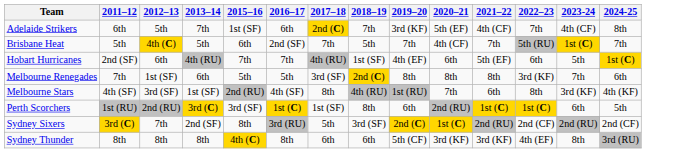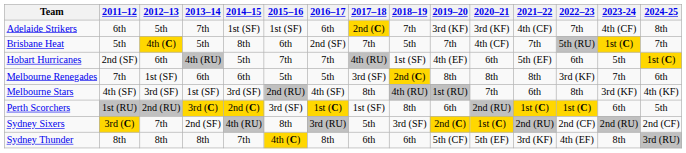+ column: (244, 12)
(451, 28) 5th (EF) -> (492, 28) 3rd (KF)
(451, 140) 3rd (KF) -> (492, 140) 5th (EF)
